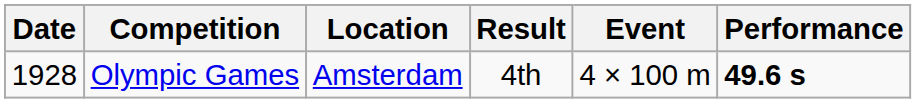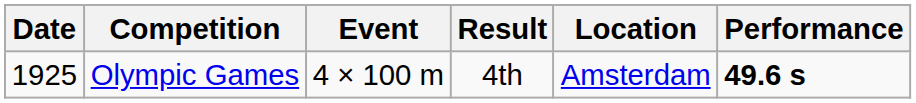columns swapped: (388, 28) <-> (645, 28)
(44, 75) 1928 -> (44, 75) 1925
